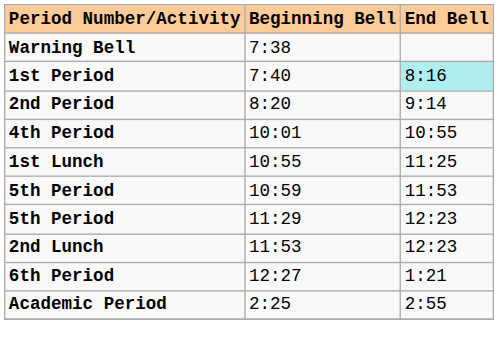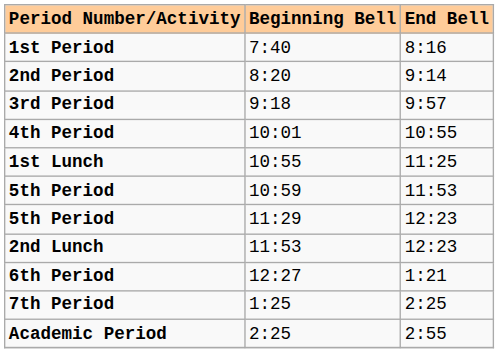- row: (72, 48)
(426, 76) paleturquoise background -> (426, 48) no background
+ row: (62, 105)
+ row: (62, 305)
